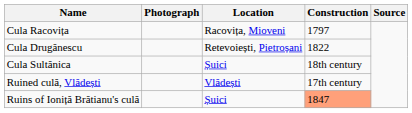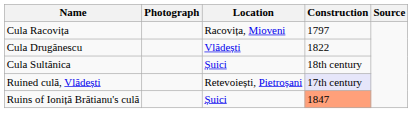(253, 47) Retevoiești, Pietroșani -> (223, 47) Vlădești
(223, 82) Vlădești -> (253, 82) Retevoiești, Pietroșani
(335, 82) no background -> (335, 82) lavender background
